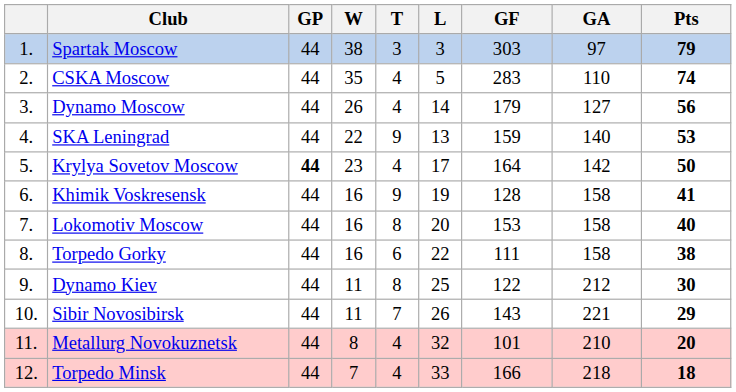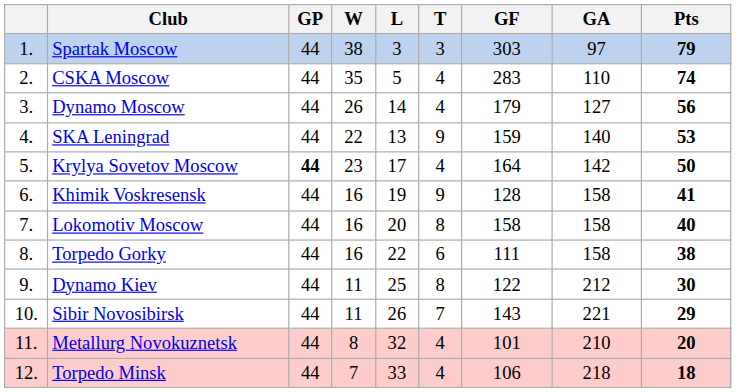columns swapped: (397, 19) <-> (440, 19)
(507, 225) 153 -> (507, 225) 158
(507, 372) 166 -> (507, 372) 106
